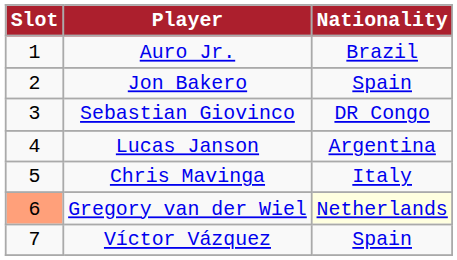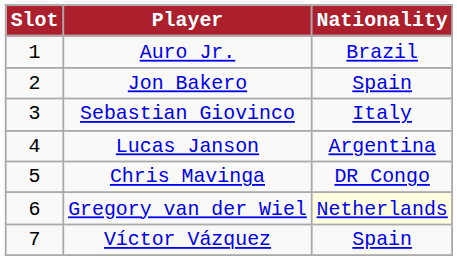(382, 115) DR Congo -> (382, 115) Italy
(382, 177) Italy -> (382, 177) DR Congo
(35, 209) lightsalmon background -> (35, 209) no background
